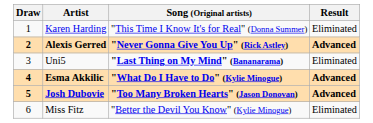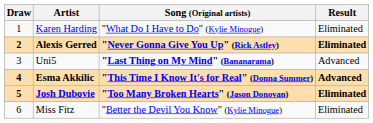(209, 28) "This Time I Know It's for Real" (Donna Summer) -> (182, 28) "What Do I Have to Do" (Kylie Minogue)
(334, 45) Advanced -> (342, 45) Eliminated
(334, 61) Eliminated -> (339, 61) Advanced
(197, 77) "What Do I Have to Do" (Kylie Minogue) -> (207, 77) "This Time I Know It's for Real" (Donna Summer)
(334, 93) Advanced -> (342, 93) Eliminated
